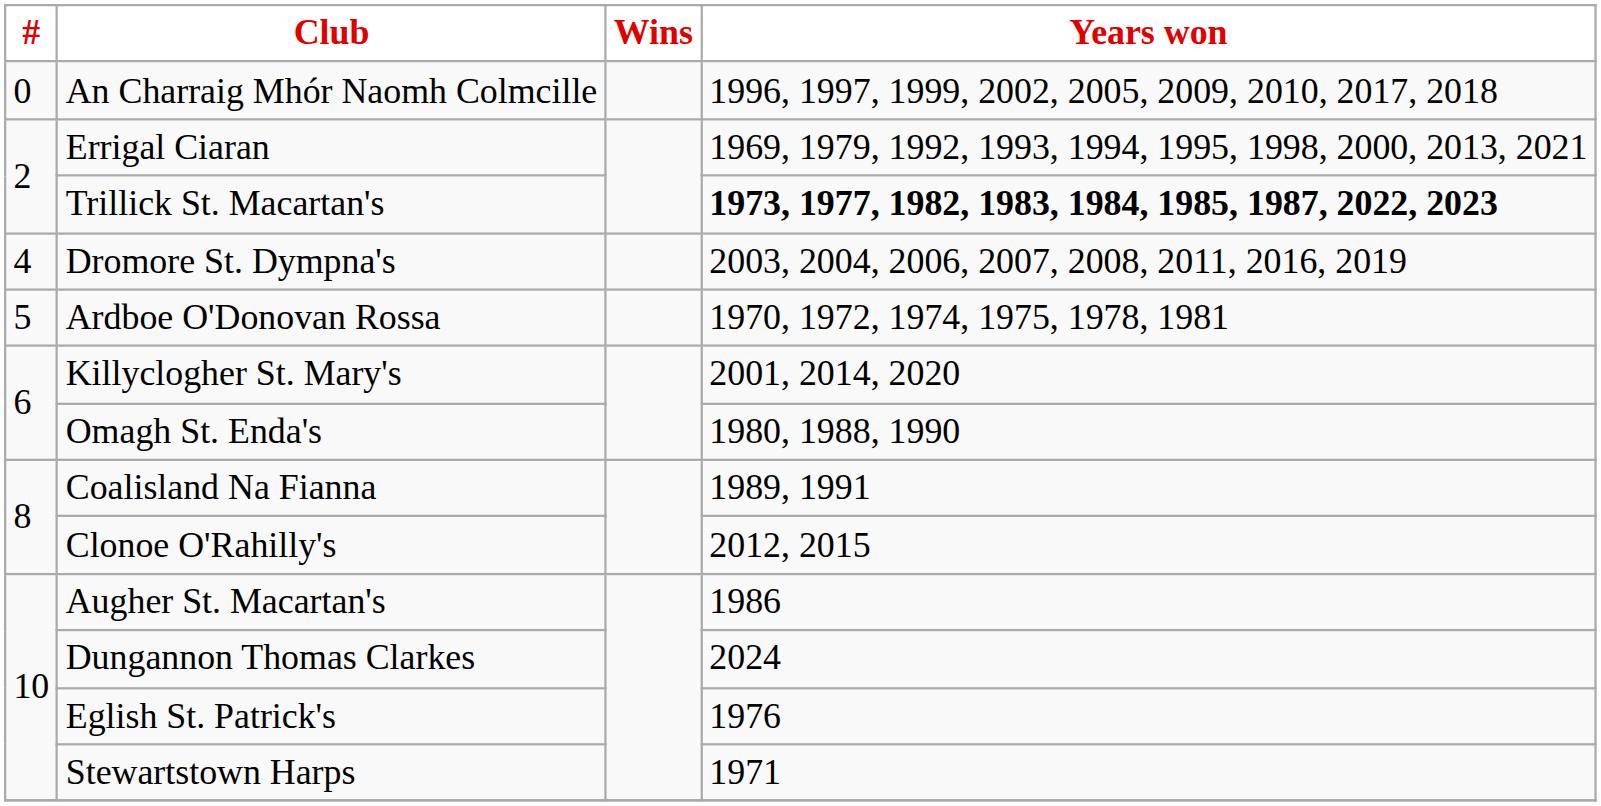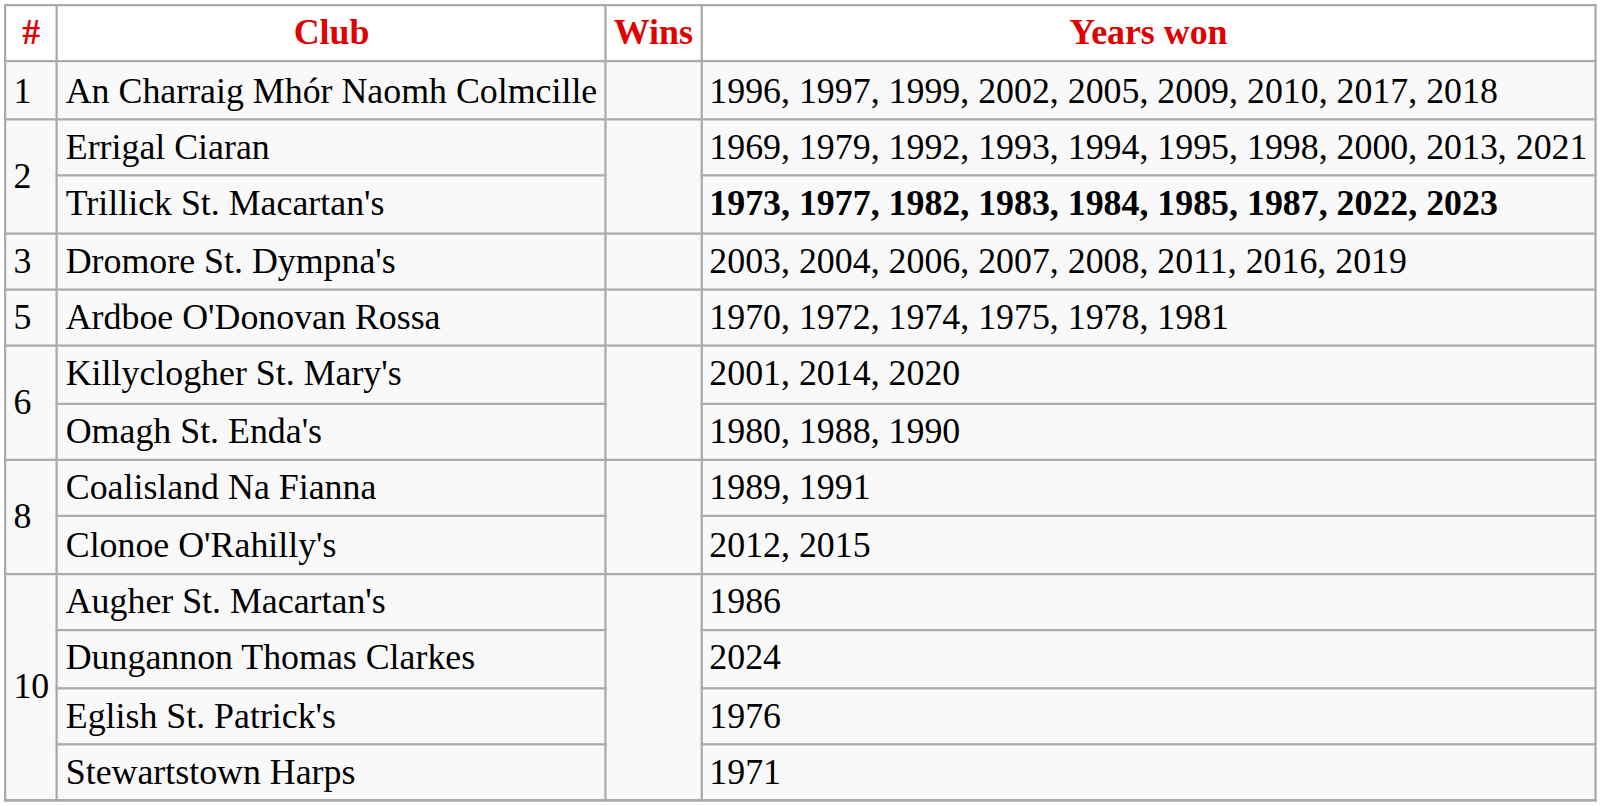(22, 89) 0 -> (22, 89) 1
(22, 260) 4 -> (22, 260) 3
